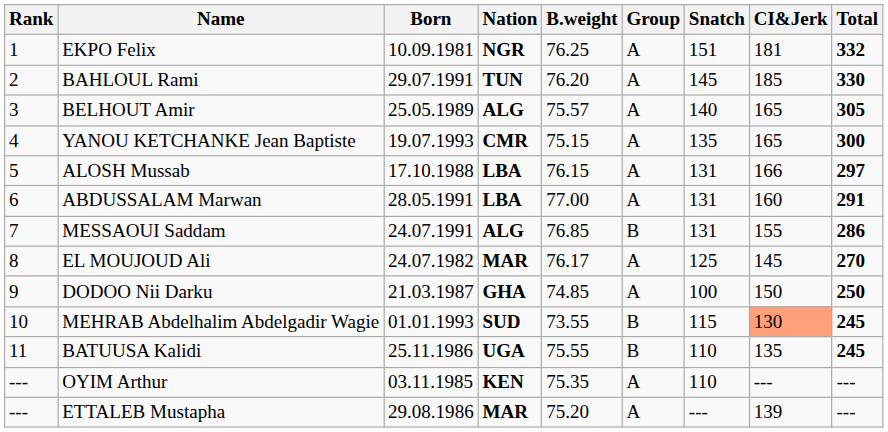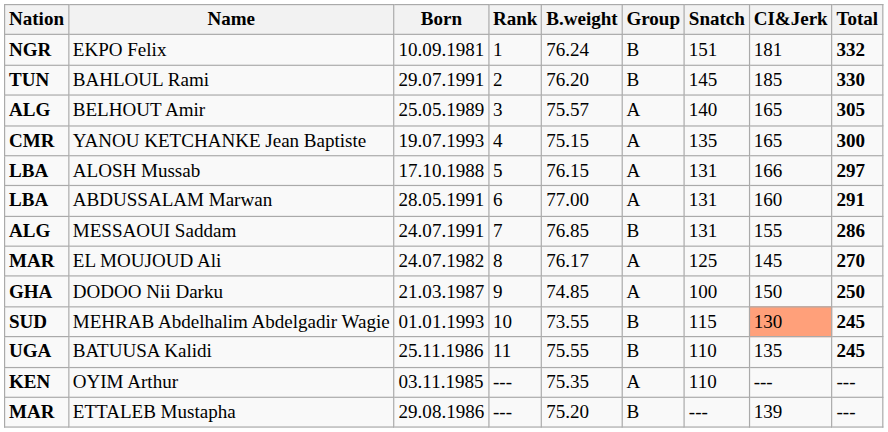columns swapped: (31, 19) <-> (510, 19)
(568, 49) 76.25 -> (568, 49) 76.24
(633, 49) A -> (633, 49) B
(633, 79) A -> (633, 79) B
(633, 412) A -> (633, 412) B
